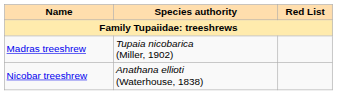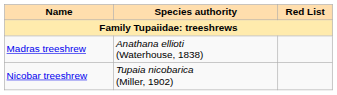(155, 49) Tupaia nicobarica (Miller, 1902) -> (160, 49) Anathana ellioti (Waterhouse, 1838)
(160, 76) Anathana ellioti (Waterhouse, 1838) -> (155, 76) Tupaia nicobarica (Miller, 1902)
